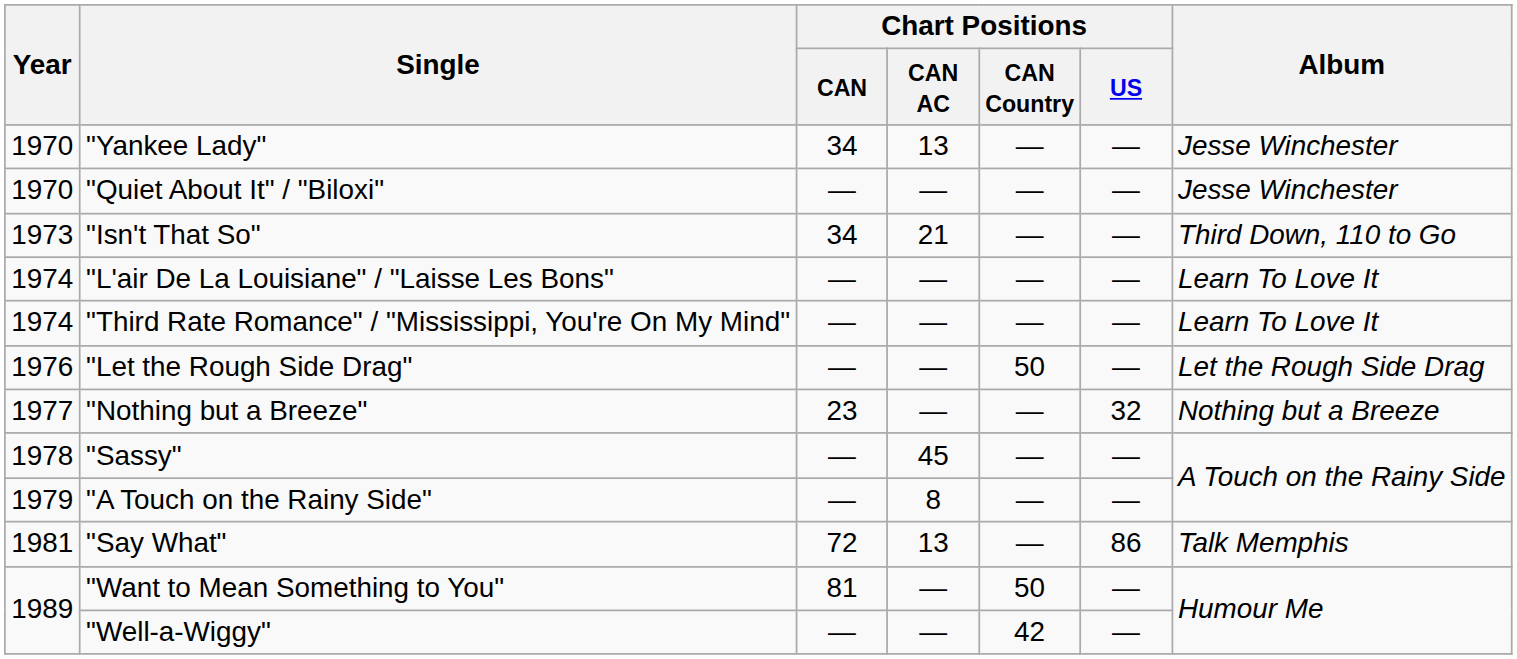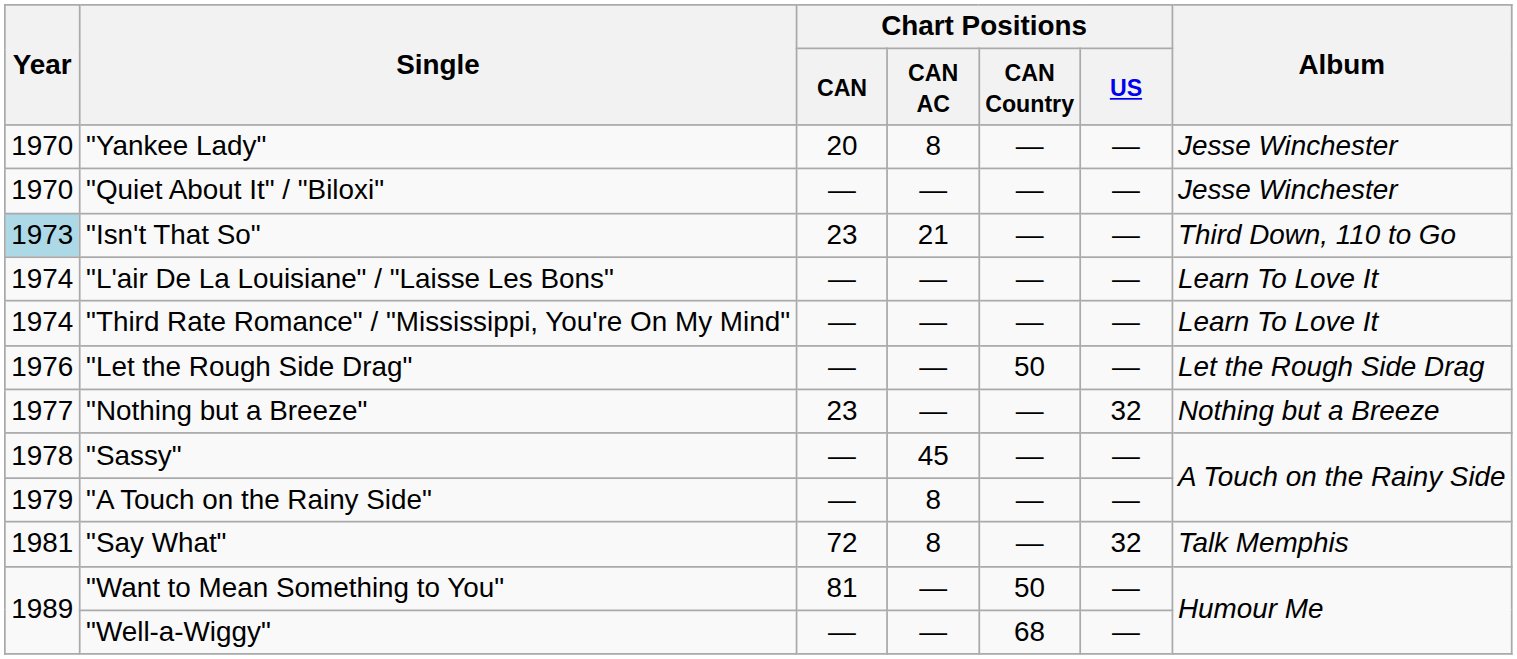(842, 146) 34 -> (842, 146) 20
(933, 146) 13 -> (933, 146) 8
(42, 234) no background -> (42, 234) lightblue background
(842, 234) 34 -> (842, 234) 23
(933, 543) 13 -> (933, 543) 8
(1126, 543) 86 -> (1126, 543) 32
(1030, 631) 42 -> (1030, 631) 68
